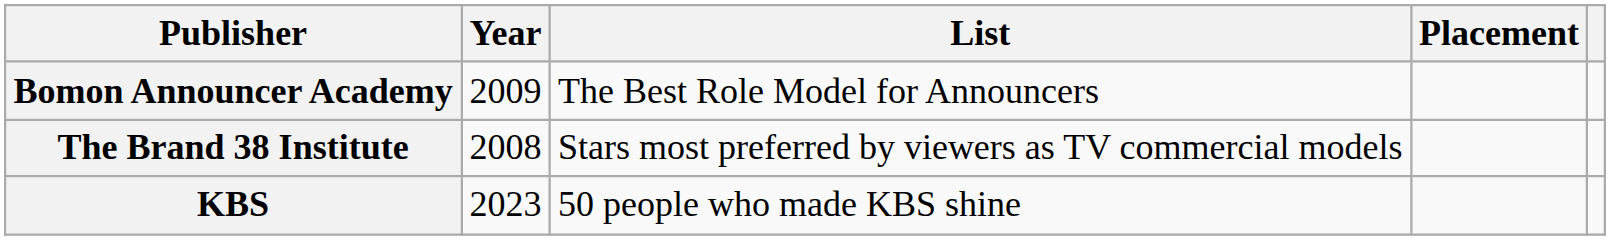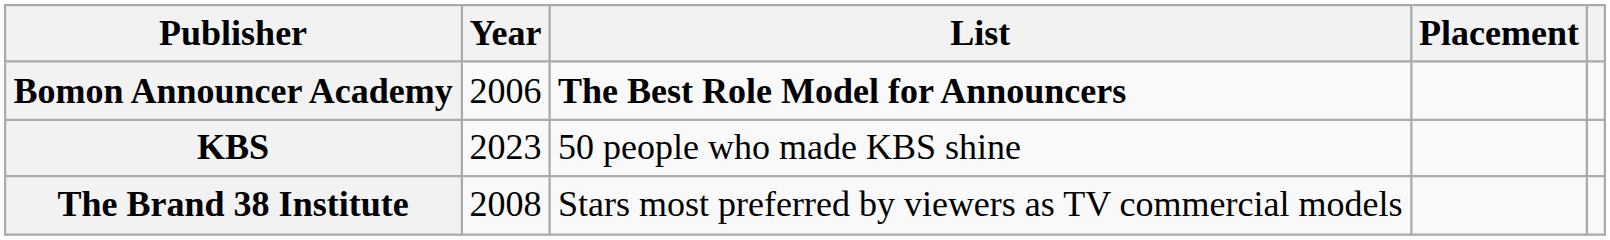(505, 90) 2009 -> (505, 90) 2006
(828, 90) normal -> (842, 90) bold
rows swapped: (233, 147) <-> (233, 204)
